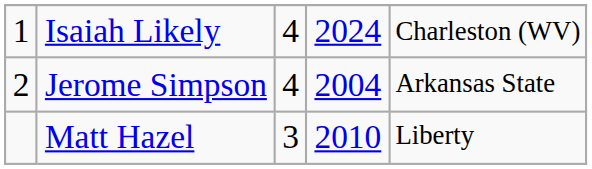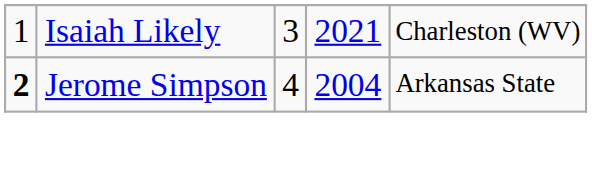(291, 31) 4 -> (291, 31) 3
(348, 31) 2024 -> (348, 31) 2021
(21, 84) normal -> (21, 84) bold
- row: (120, 137)
